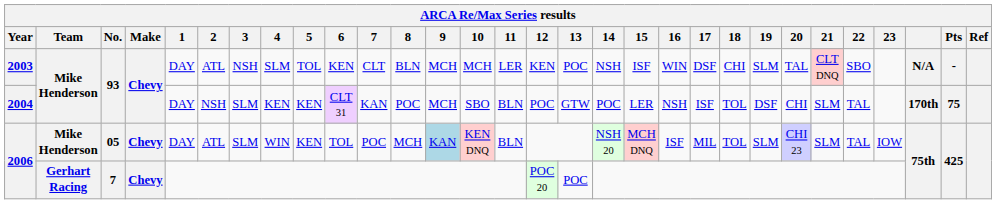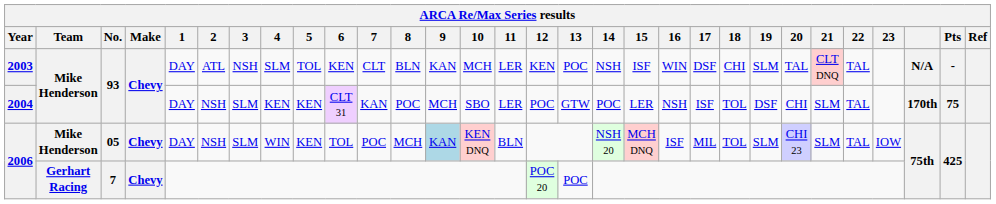(443, 66) MCH -> (443, 66) KAN
(859, 66) SBO -> (858, 66) TAL
(510, 104) BLN -> (510, 104) LER
(214, 142) ATL -> (214, 142) NSH
